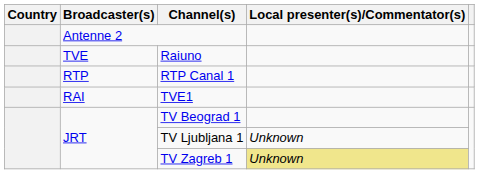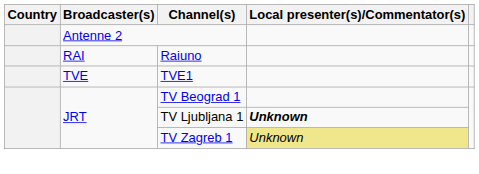(76, 55) TVE -> (74, 55) RAI
- row: (197, 76)
(74, 96) RAI -> (76, 76) TVE
(276, 138) normal -> (278, 117) bold
